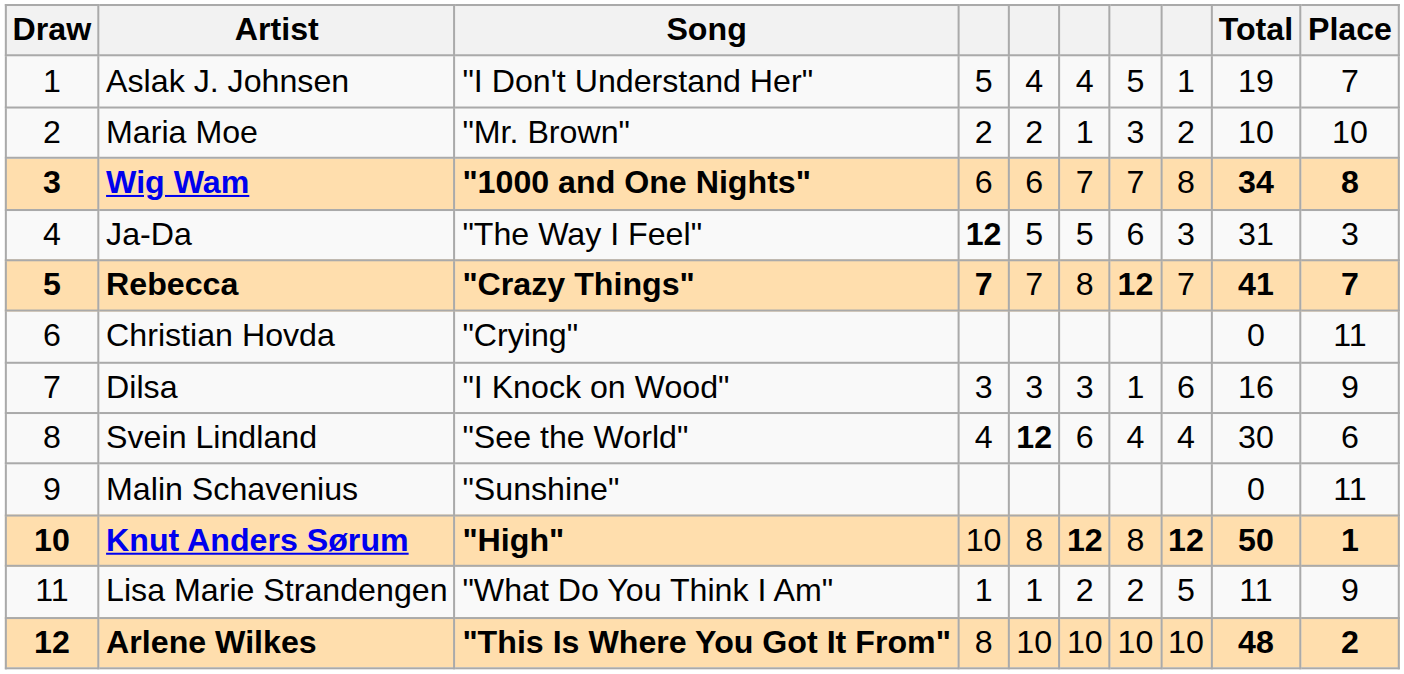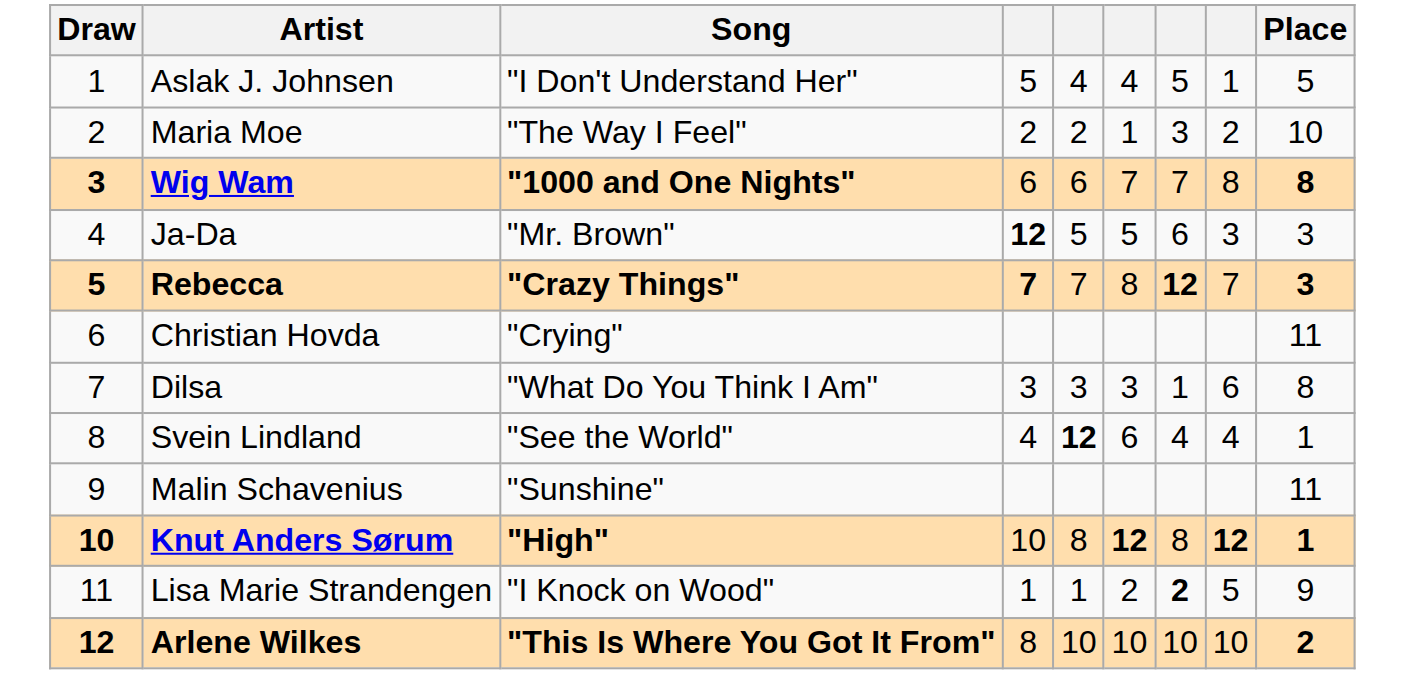- column: (1256, 30)
(1350, 81) 7 -> (1305, 81) 5
(546, 132) "Mr. Brown" -> (627, 132) "The Way I Feel"
(582, 234) "The Way I Feel" -> (591, 234) "Mr. Brown"
(1350, 285) 7 -> (1305, 285) 3
(596, 387) "I Knock on Wood" -> (692, 387) "What Do You Think I Am"
(1350, 387) 9 -> (1305, 387) 8
(1350, 438) 6 -> (1305, 438) 1
(648, 591) "What Do You Think I Am" -> (641, 591) "I Knock on Wood"
(1135, 591) normal -> (1180, 591) bold
